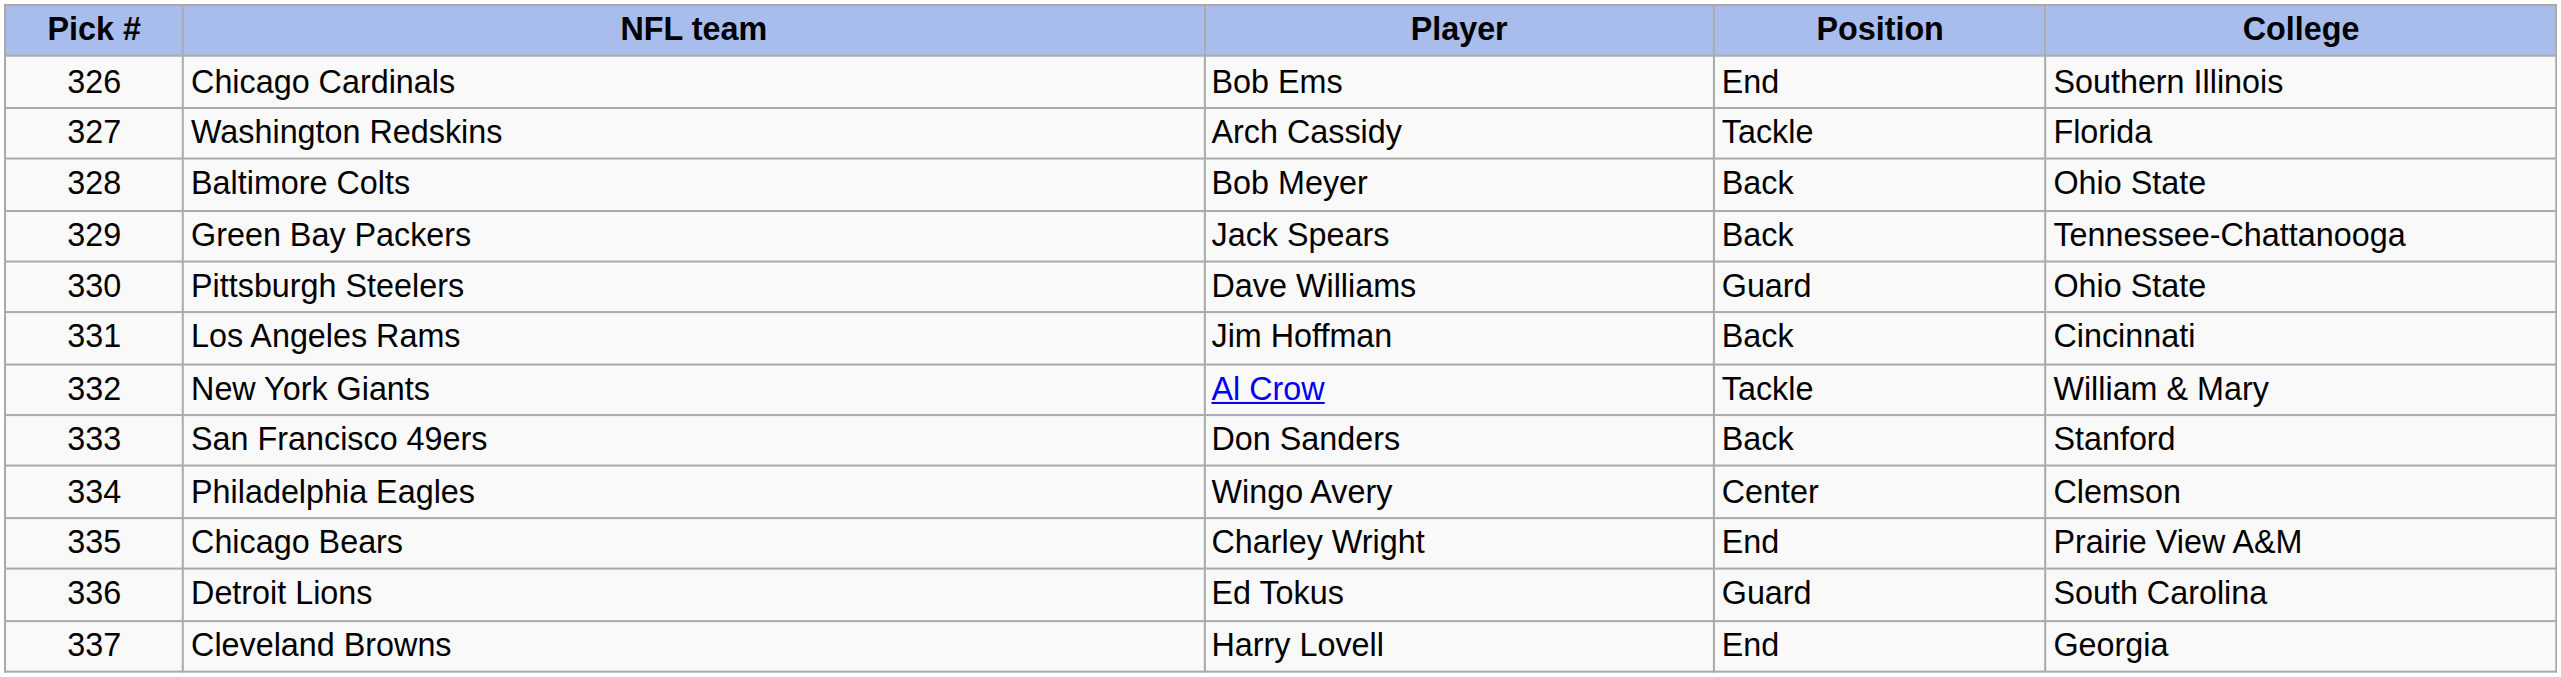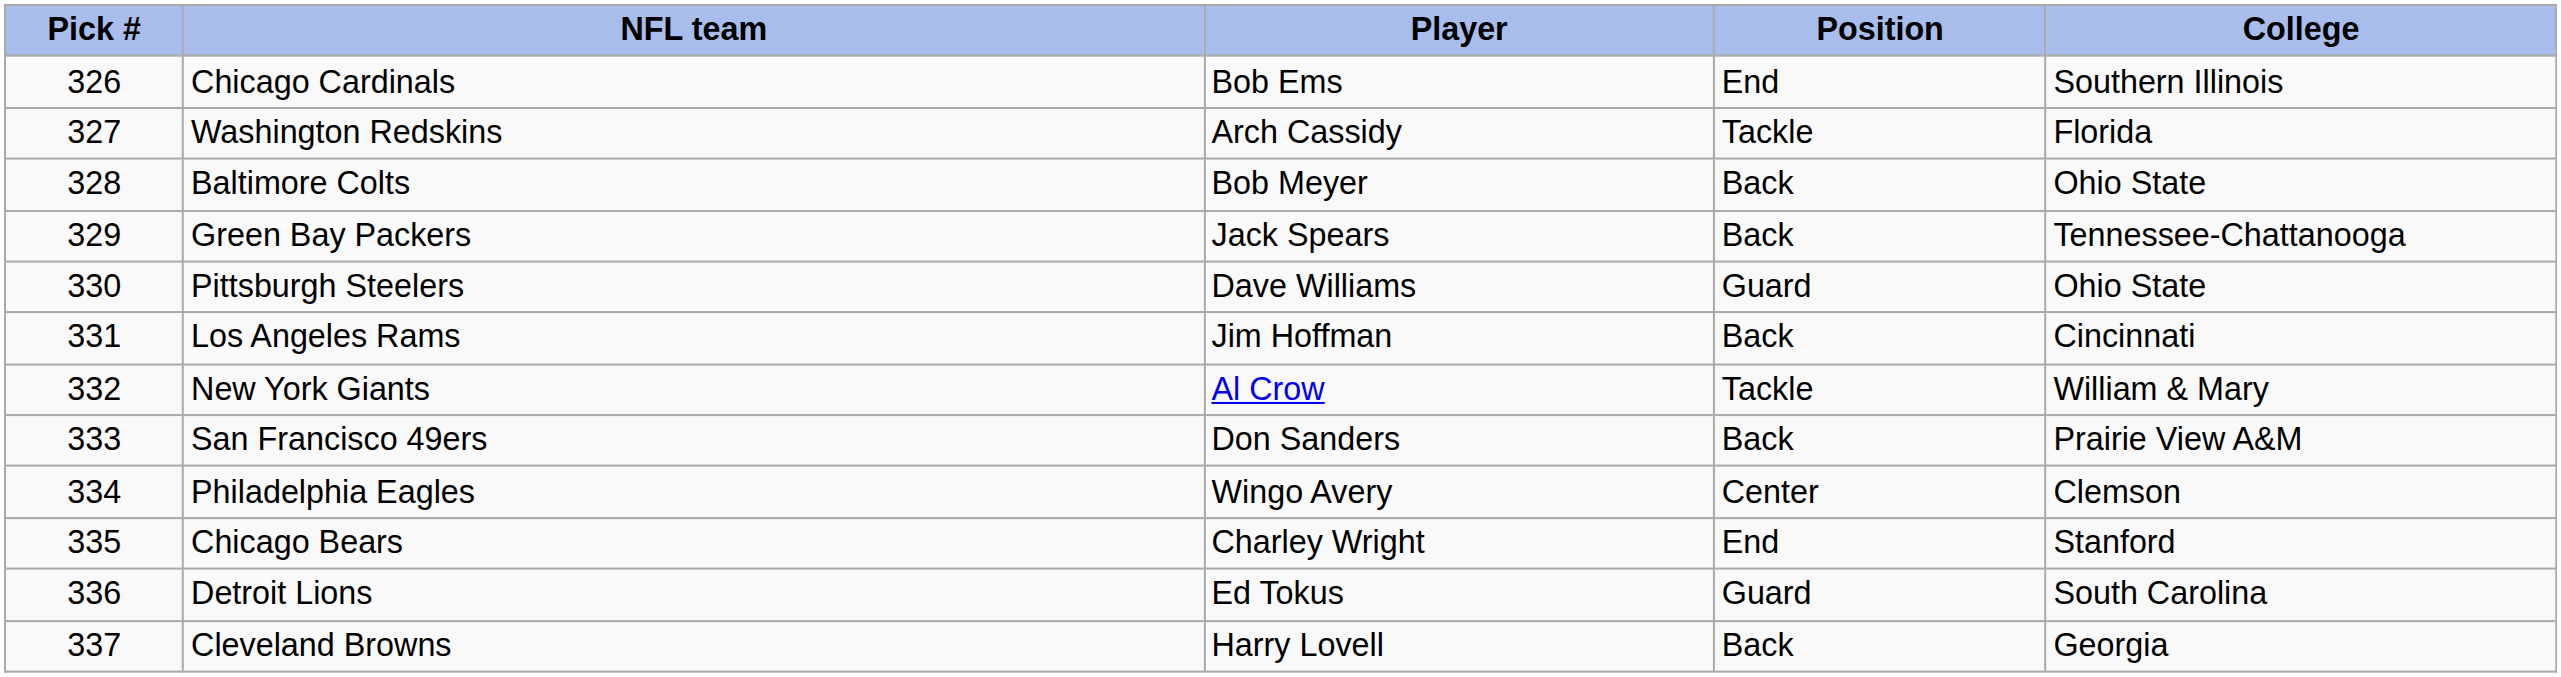(2115, 440) Stanford -> (2178, 440) Prairie View A&M
(2178, 542) Prairie View A&M -> (2115, 542) Stanford
(1751, 645) End -> (1758, 645) Back
